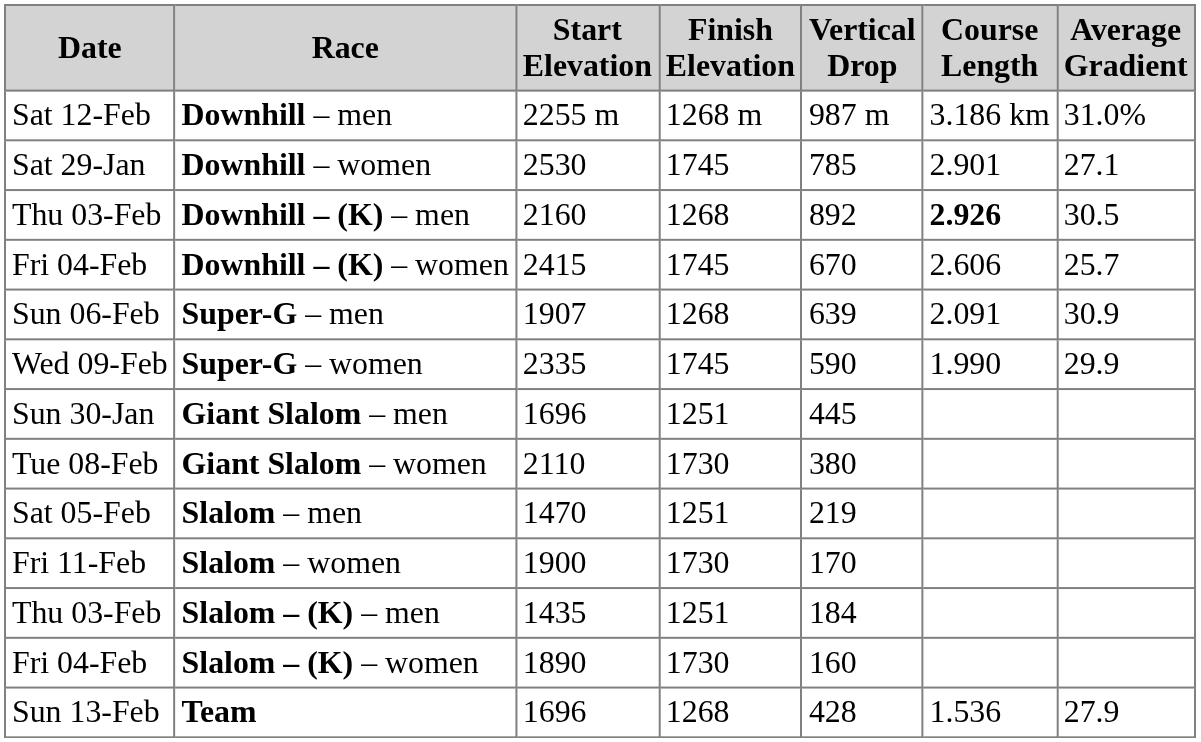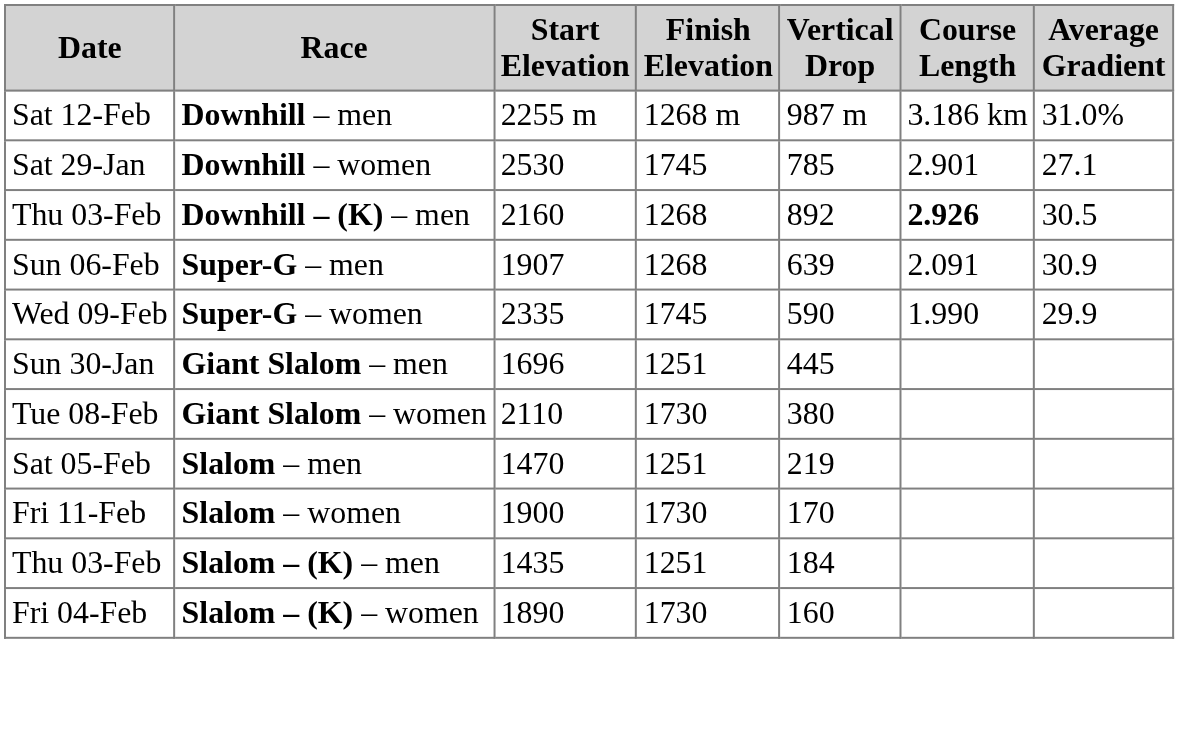- row: (345, 264)
- row: (219, 711)
